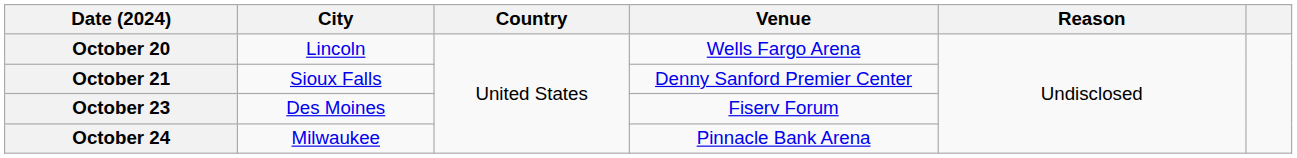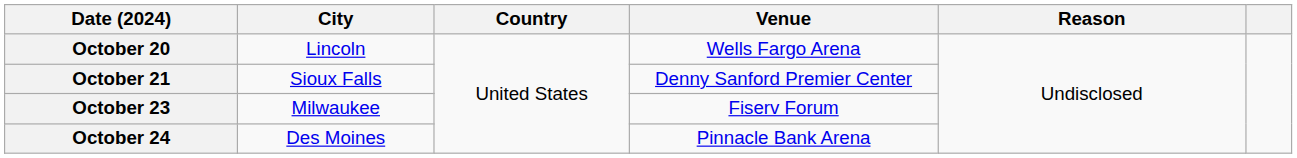(336, 108) Des Moines -> (336, 108) Milwaukee
(336, 138) Milwaukee -> (336, 138) Des Moines
